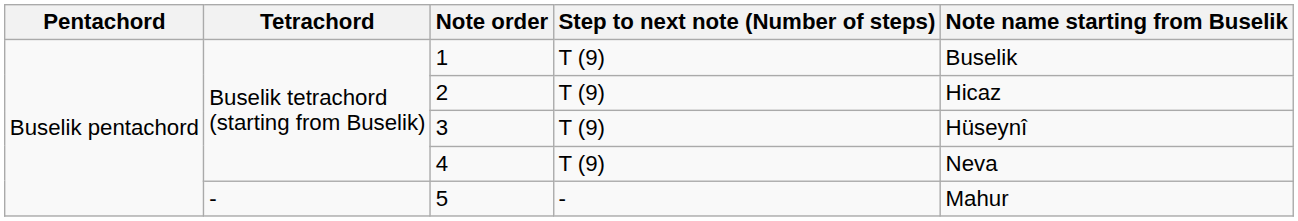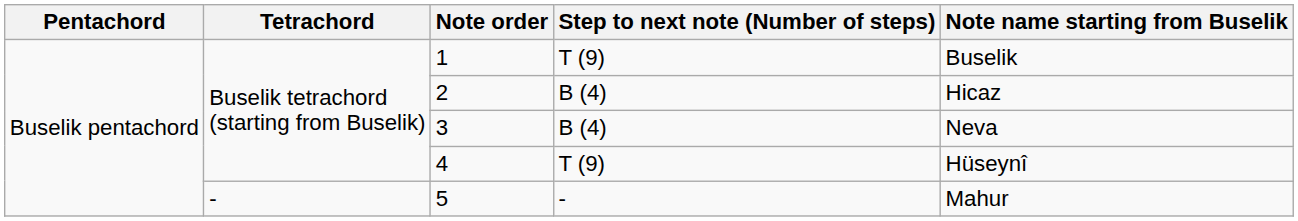(582, 92) T (9) -> (583, 92) B (4)
(582, 127) T (9) -> (583, 127) B (4)
(986, 127) Hüseynî -> (972, 127) Neva
(972, 163) Neva -> (986, 163) Hüseynî
